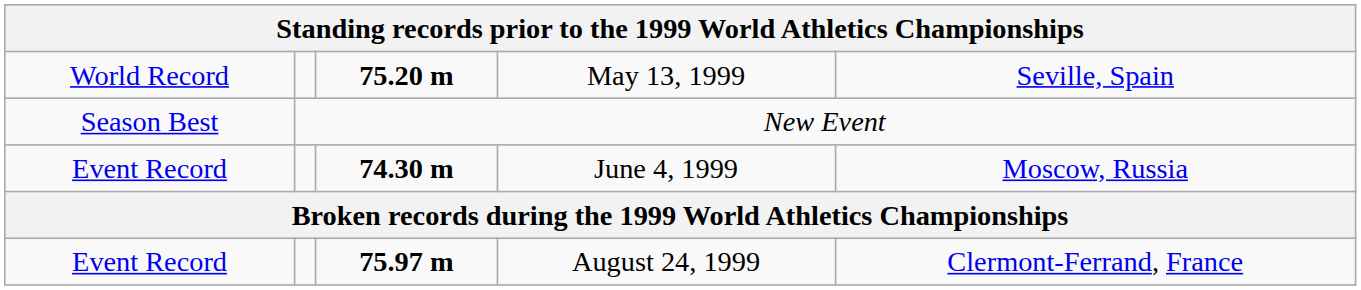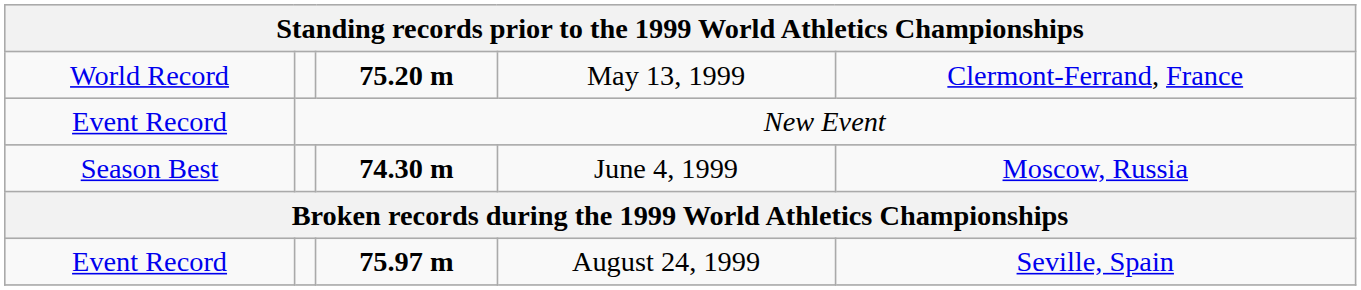(1095, 74) Seville, Spain -> (1095, 74) Clermont-Ferrand, France
(150, 120) Season Best -> (150, 120) Event Record
(150, 167) Event Record -> (150, 167) Season Best
(1095, 261) Clermont-Ferrand, France -> (1095, 261) Seville, Spain
